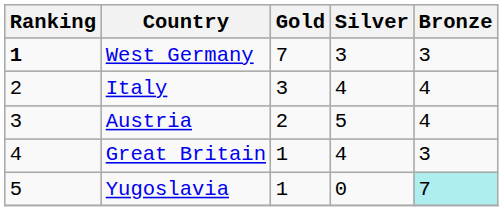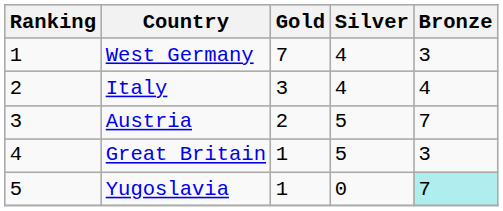(16, 55) bold -> (16, 55) normal
(341, 55) 3 -> (341, 55) 4
(425, 122) 4 -> (425, 122) 7
(341, 155) 4 -> (341, 155) 5
